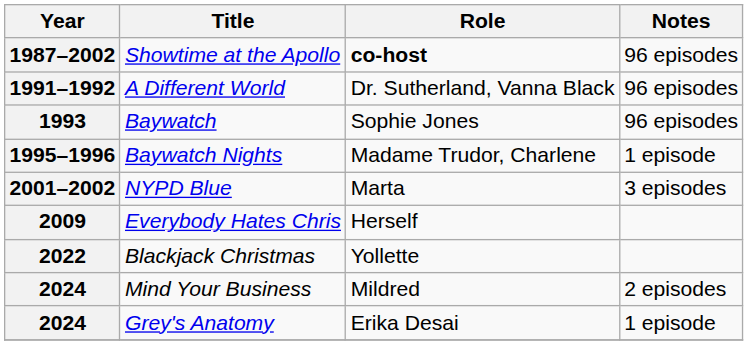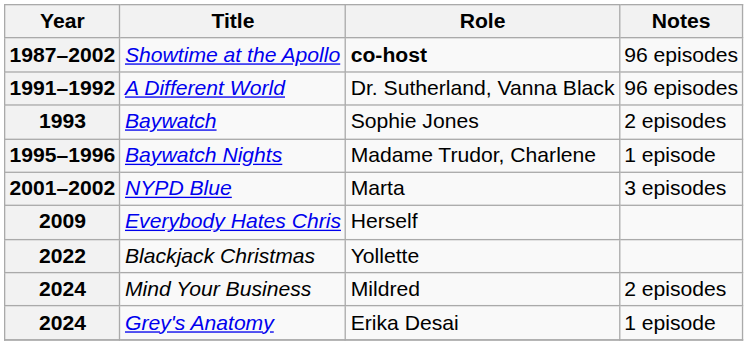(681, 121) 96 episodes -> (675, 121) 2 episodes
